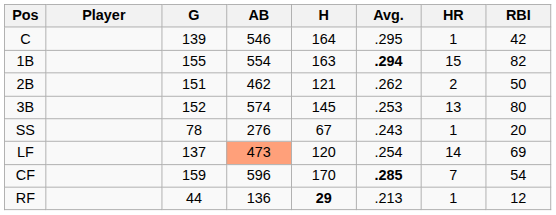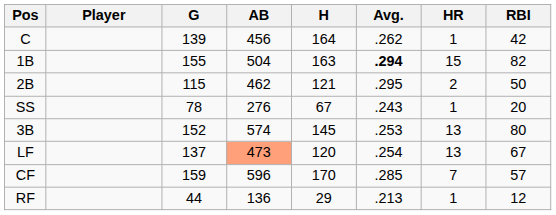(259, 38) 546 -> (259, 38) 456
(389, 38) .295 -> (389, 38) .262
(259, 61) 554 -> (259, 61) 504
(194, 84) 151 -> (194, 84) 115
(389, 84) .262 -> (389, 84) .295
rows swapped: (25, 107) <-> (25, 130)
(453, 152) 14 -> (453, 152) 13
(518, 152) 69 -> (518, 152) 67
(389, 175) bold -> (389, 175) normal
(518, 175) 54 -> (518, 175) 57
(324, 198) bold -> (324, 198) normal
